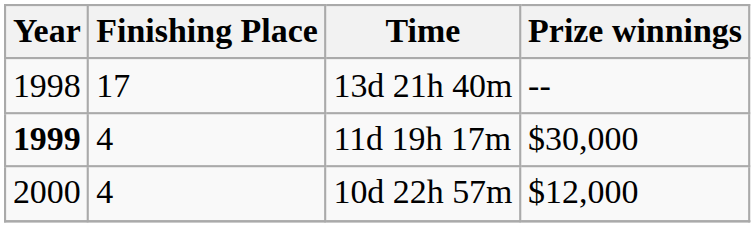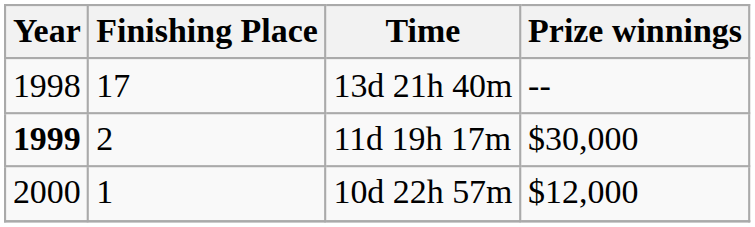(105, 138) 4 -> (105, 138) 2
(105, 192) 4 -> (105, 192) 1
